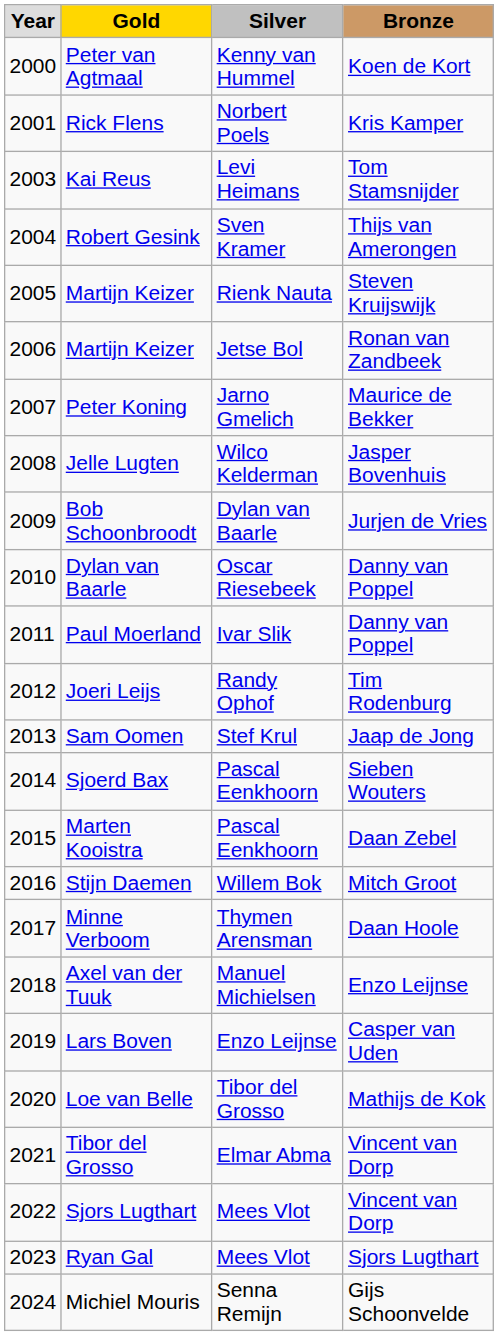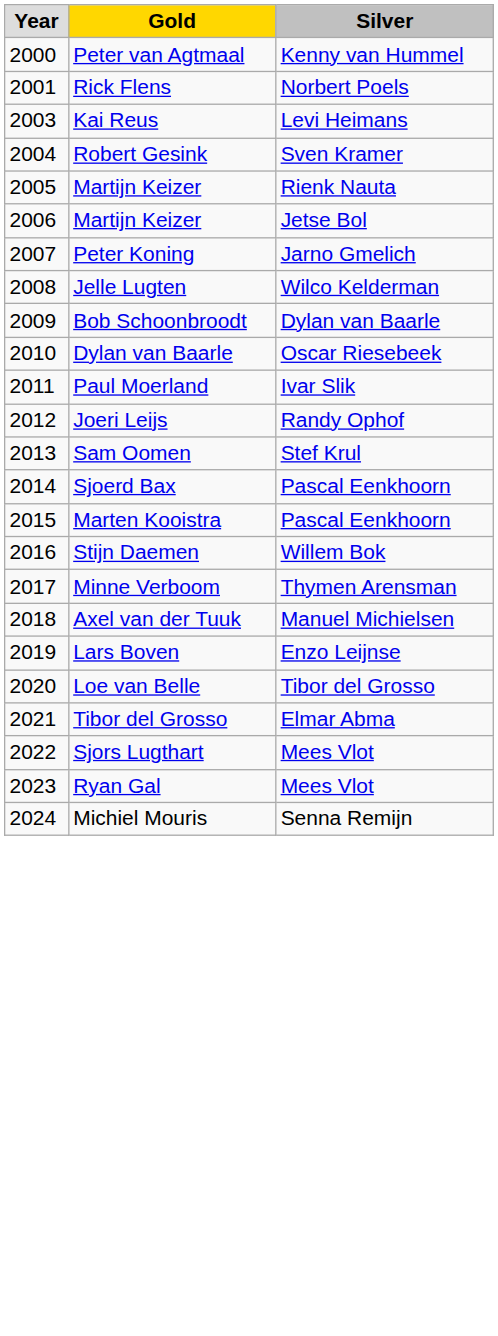- column: (418, 21)
